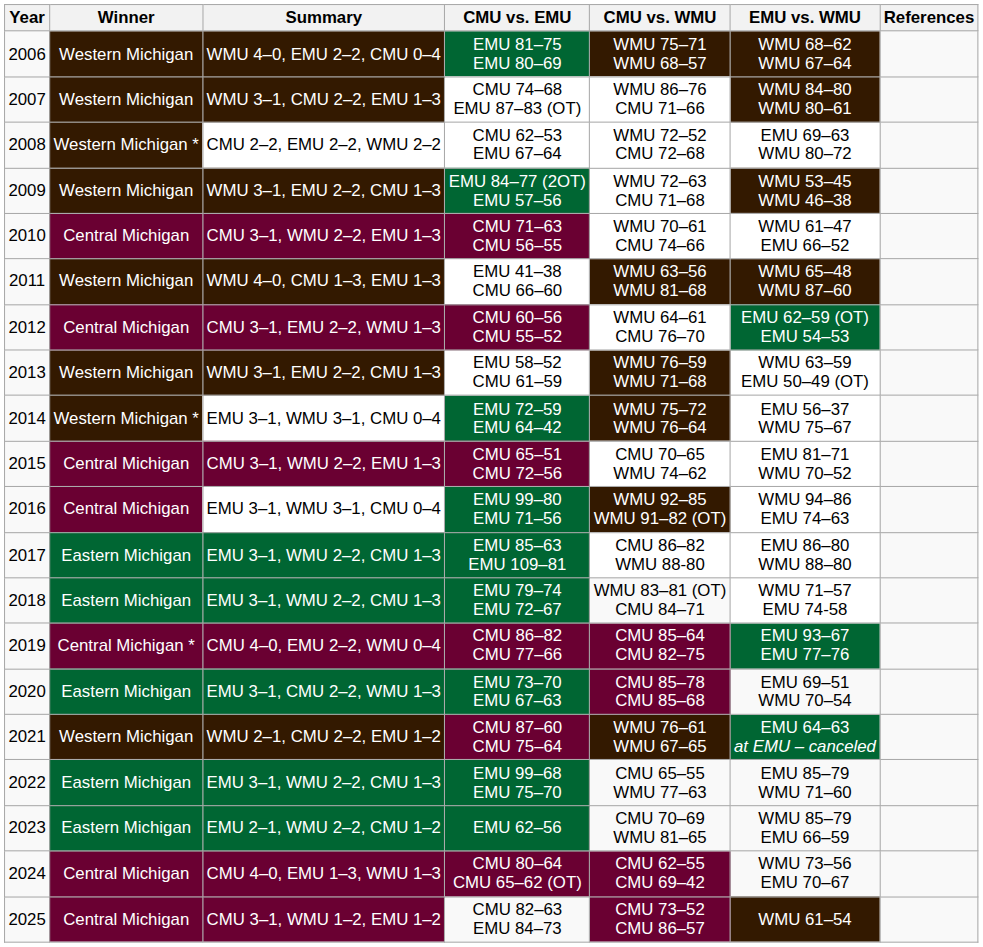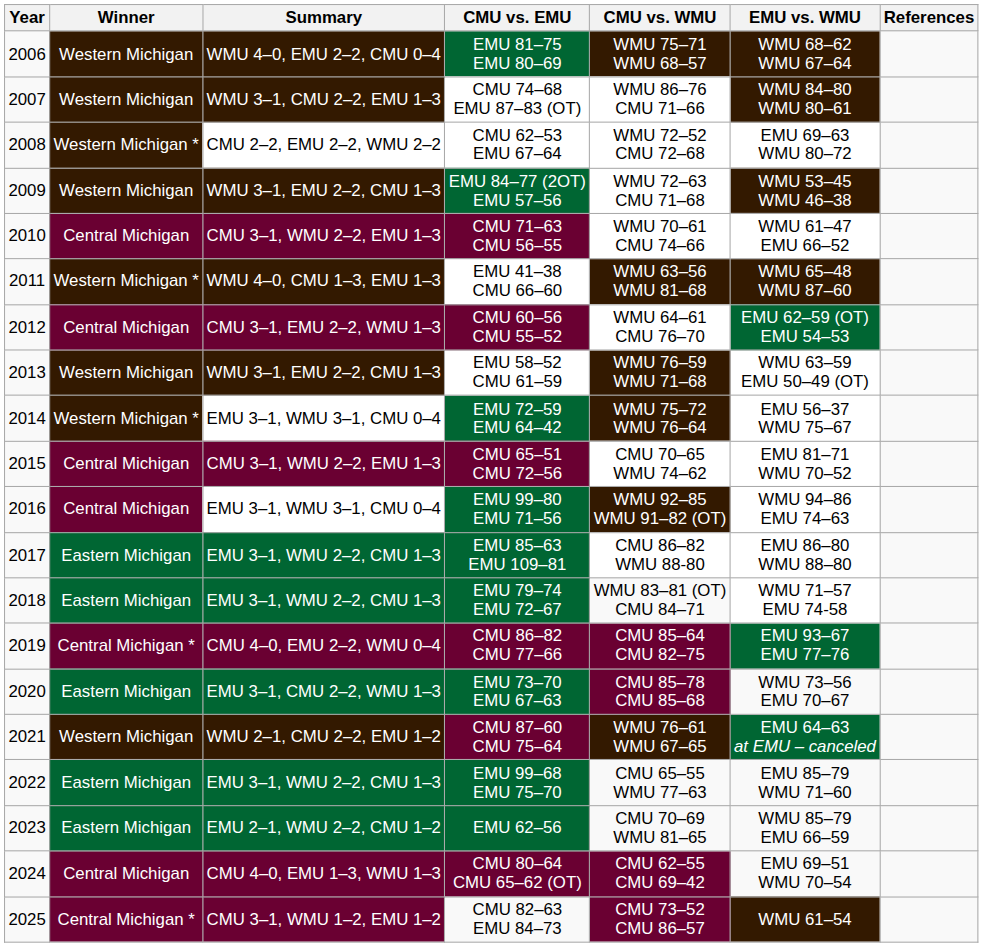(126, 281) Western Michigan -> (126, 281) Western Michigan *
(805, 691) EMU 69–51 WMU 70–54 -> (805, 691) WMU 73–56 EMU 70–67
(805, 873) WMU 73–56 EMU 70–67 -> (805, 873) EMU 69–51 WMU 70–54
(126, 919) Central Michigan -> (126, 919) Central Michigan *
